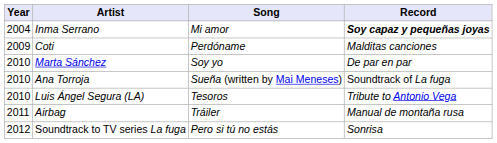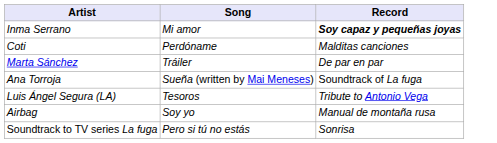- column: (19, 12)
(207, 63) Soy yo -> (177, 63) Tráiler
(205, 113) Tráiler -> (178, 113) Soy yo
